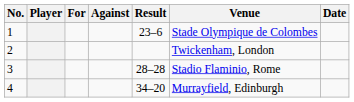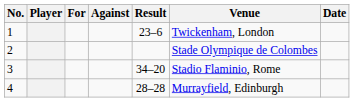(245, 32) Stade Olympique de Colombes -> (223, 32) Twickenham, London
(223, 50) Twickenham, London -> (245, 50) Stade Olympique de Colombes
(151, 69) 28–28 -> (151, 69) 34–20
(151, 87) 34–20 -> (151, 87) 28–28
